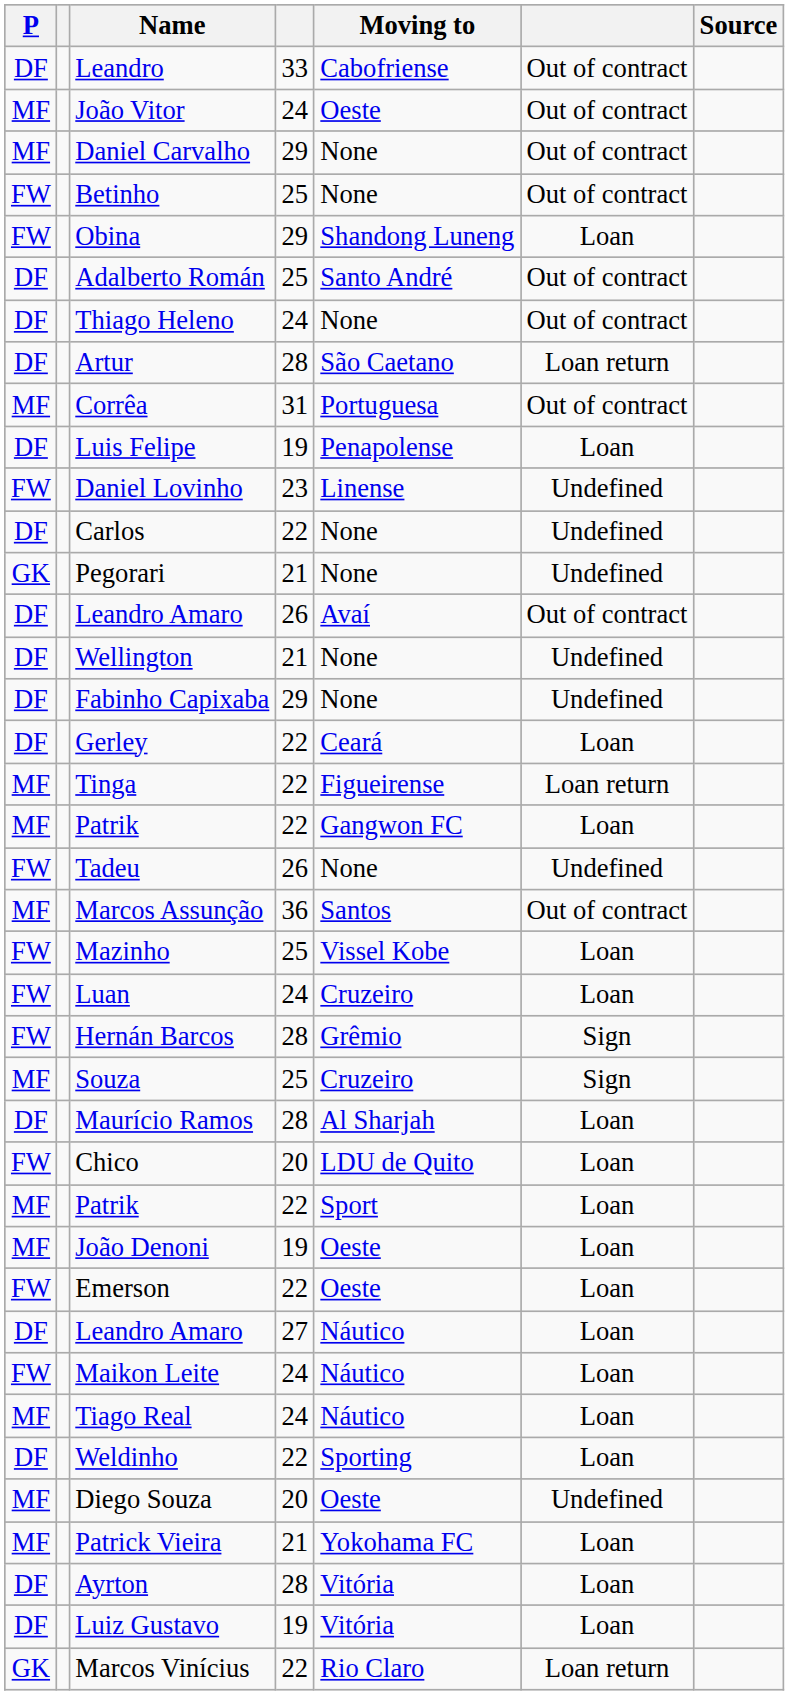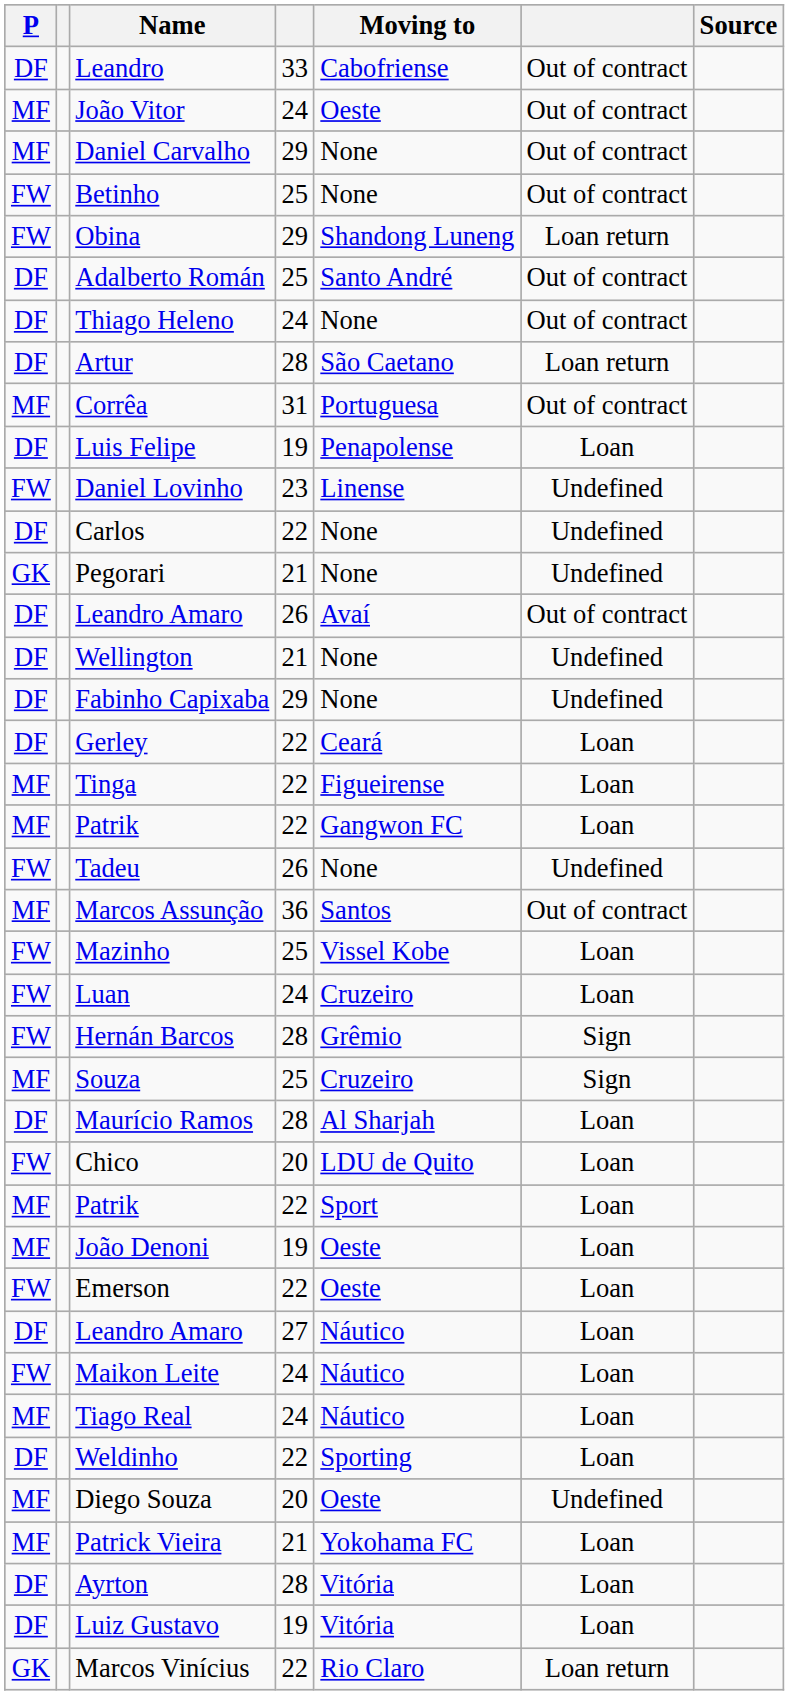(607, 236) Loan -> (607, 236) Loan return
(607, 783) Loan return -> (607, 783) Loan
